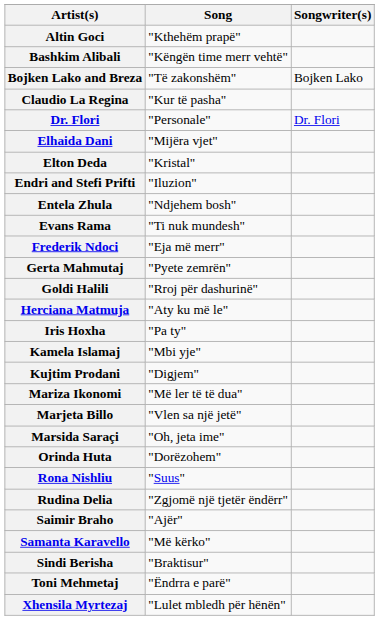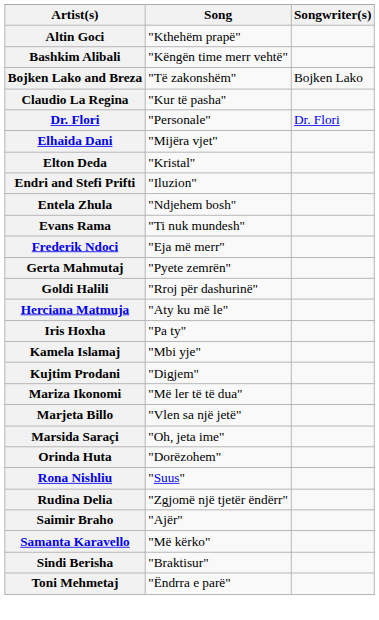- row: (75, 604)
